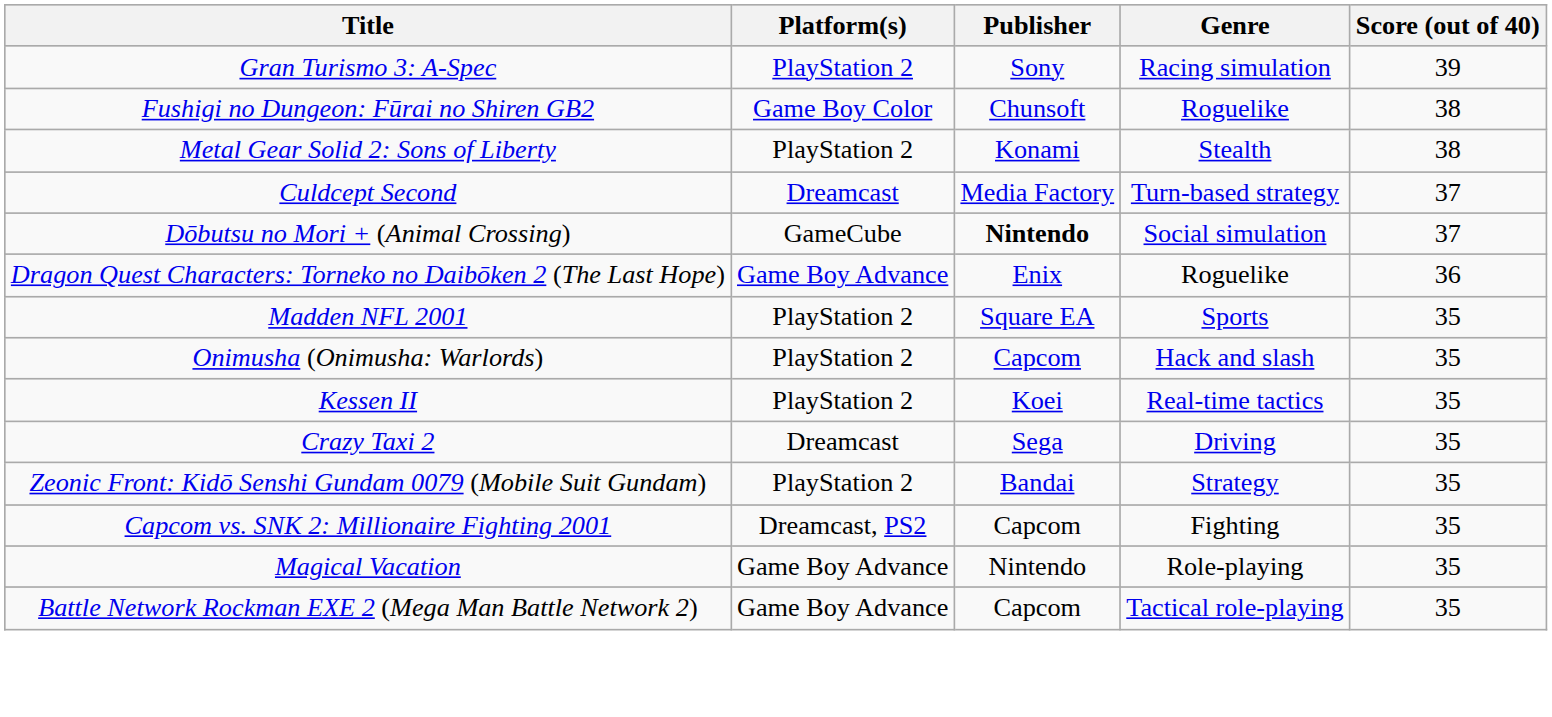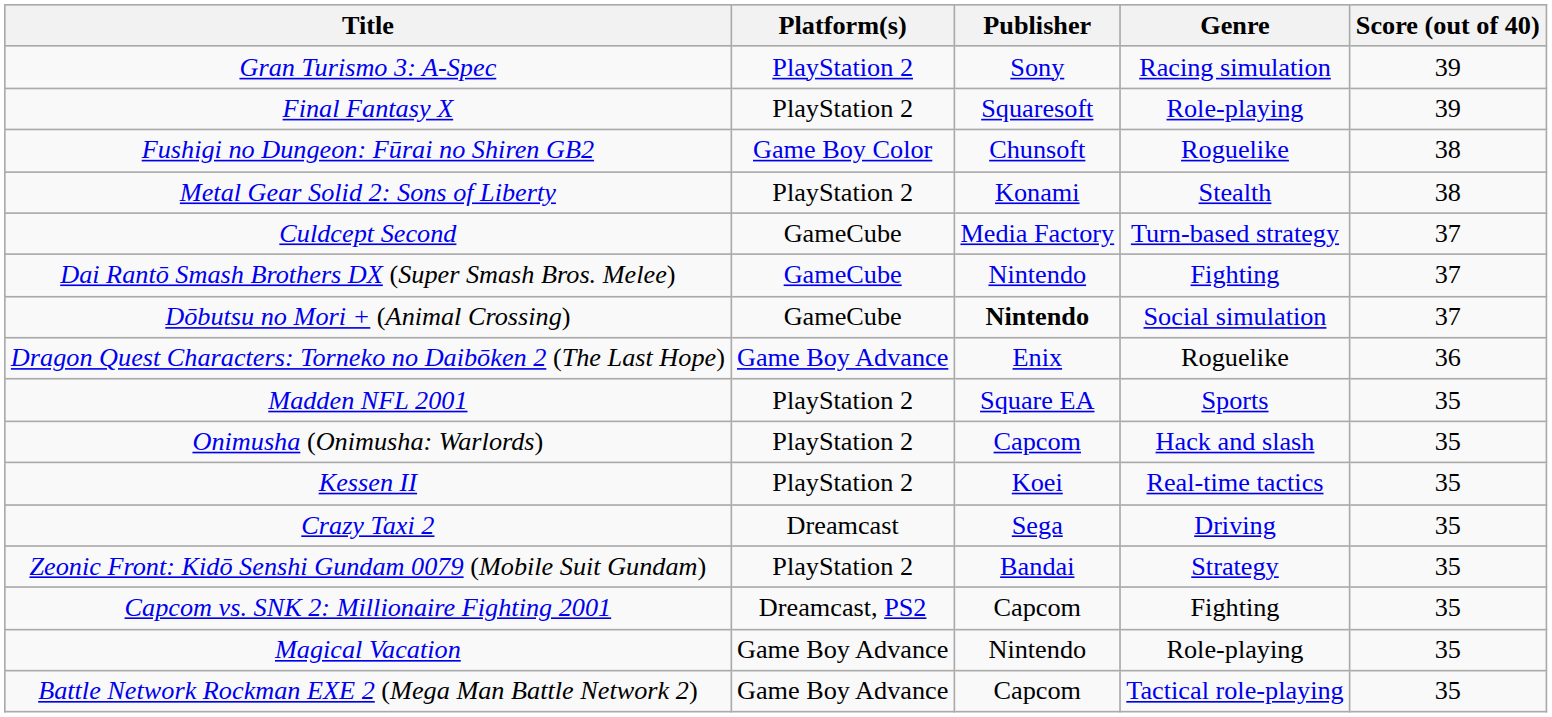+ row: (368, 108)
(843, 191) Dreamcast -> (843, 233) GameCube
+ row: (368, 274)
